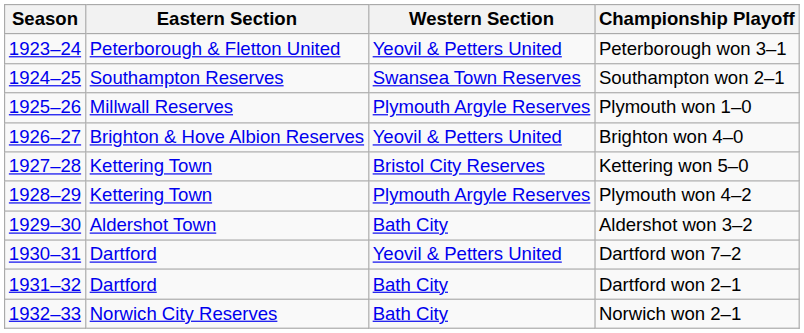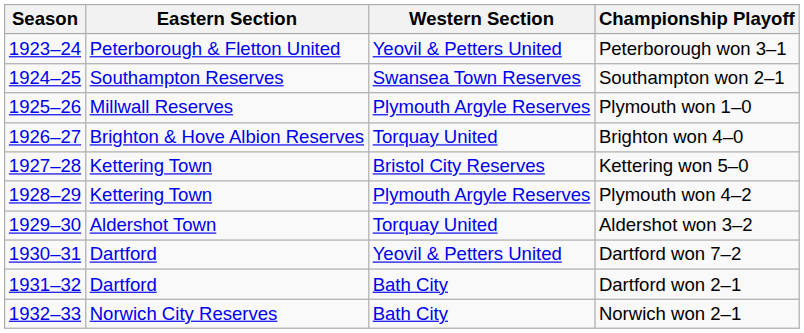(467, 136) Yeovil & Petters United -> (435, 136) Torquay United
(410, 225) Bath City -> (435, 225) Torquay United
